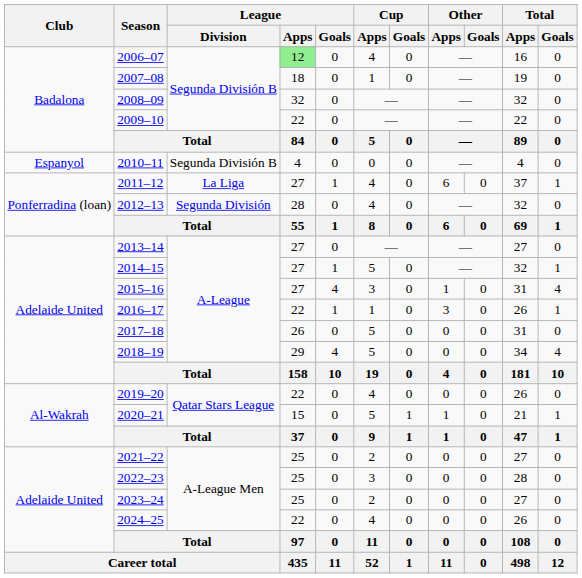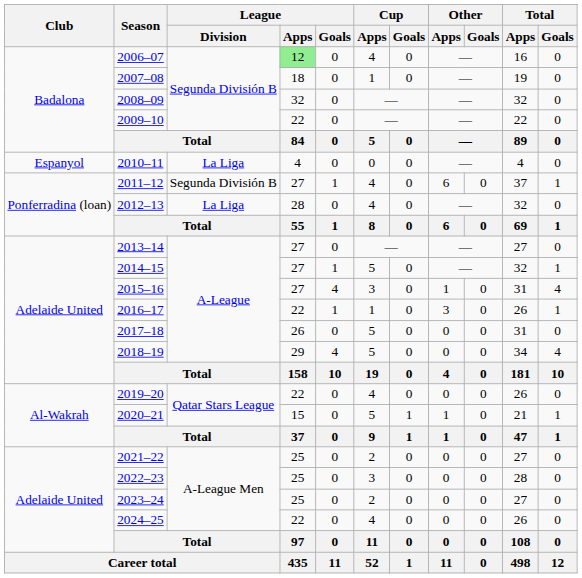(223, 162) Segunda División B -> (223, 162) La Liga
(223, 183) La Liga -> (223, 183) Segunda División B
(223, 204) Segunda División -> (223, 204) La Liga
